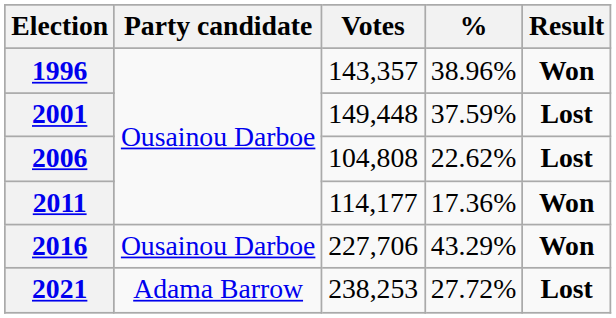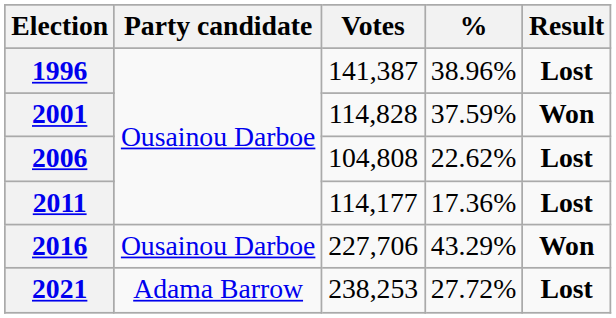(373, 70) 143,357 -> (373, 70) 141,387
(567, 70) Won -> (567, 70) Lost
(373, 114) 149,448 -> (373, 114) 114,828
(567, 114) Lost -> (567, 114) Won
(567, 202) Won -> (567, 202) Lost
